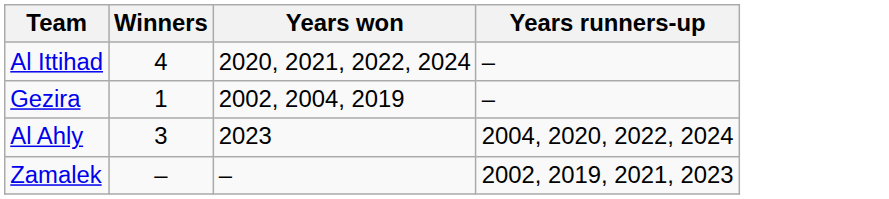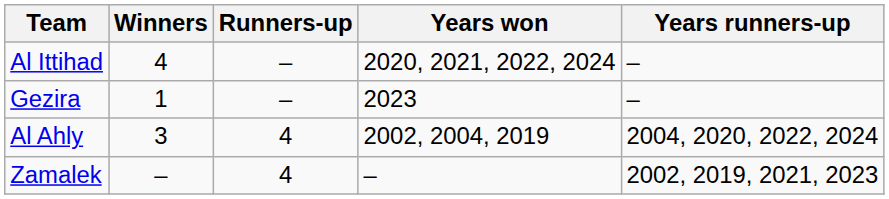+ column: (286, 23)
(312, 99) 2002, 2004, 2019 -> (390, 99) 2023
(245, 136) 2023 -> (456, 136) 2002, 2004, 2019
